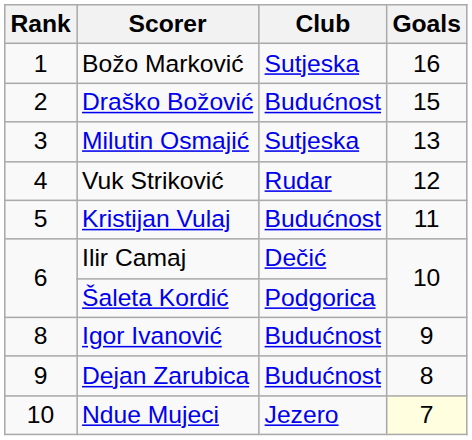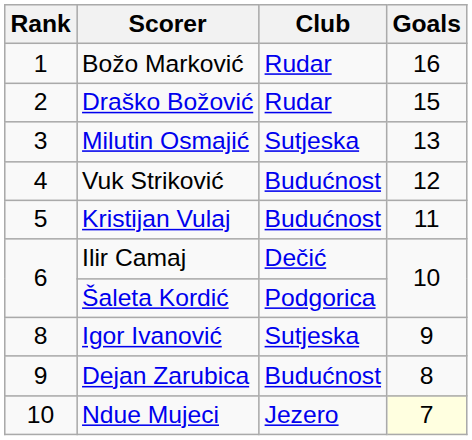(312, 63) Sutjeska -> (298, 63) Rudar
(323, 102) Budućnost -> (298, 102) Rudar
(298, 180) Rudar -> (323, 180) Budućnost
(323, 336) Budućnost -> (312, 336) Sutjeska
